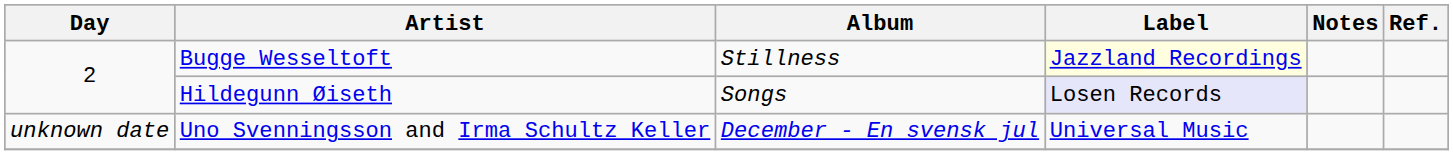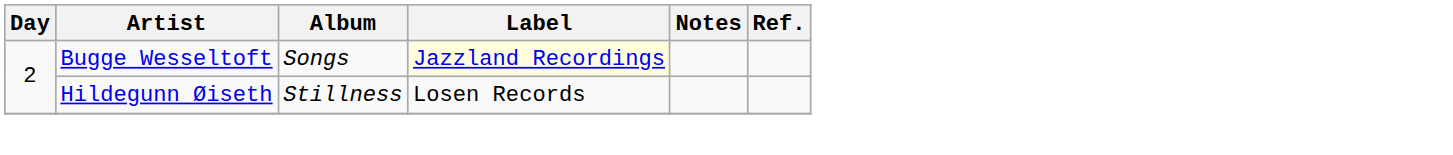(781, 59) Stillness -> (316, 59) Songs
(754, 95) Songs -> (343, 95) Stillness
(1136, 95) lavender background -> (499, 95) no background
- row: (445, 131)
